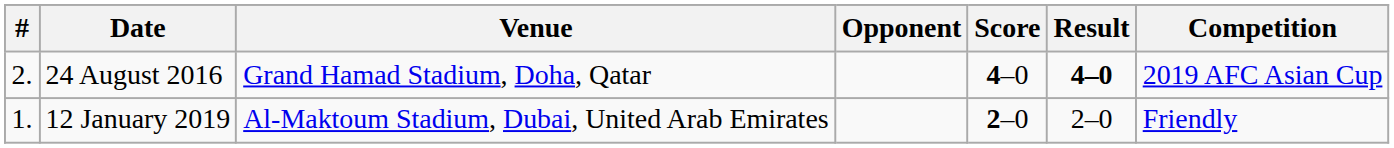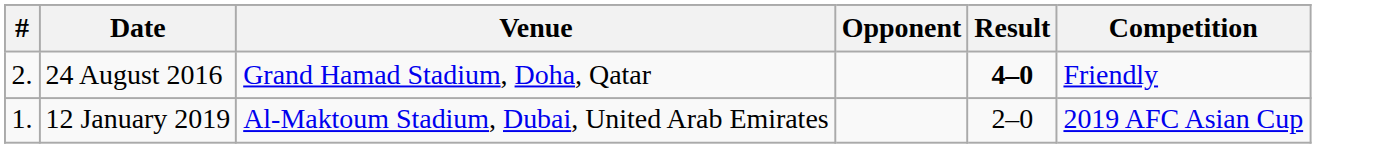- column: (1007, 27)
(1263, 74) 2019 AFC Asian Cup -> (1111, 74) Friendly
(1190, 120) Friendly -> (1183, 120) 2019 AFC Asian Cup
